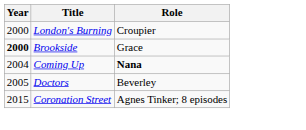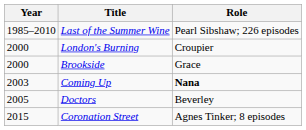+ row: (115, 30)
(18, 47) bold -> (18, 64) normal
(18, 64) 2004 -> (18, 82) 2003
